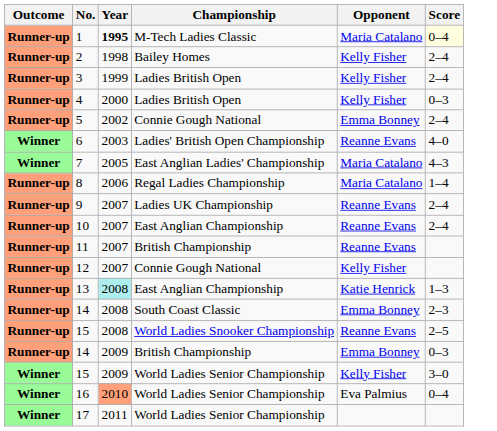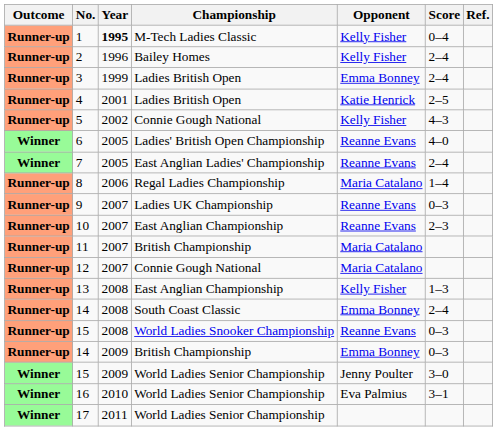+ column: (478, 15)
(381, 36) Maria Catalano -> (373, 36) Kelly Fisher
(439, 36) lightyellow background -> (439, 36) no background
(115, 57) 1998 -> (115, 57) 1996
(373, 78) Kelly Fisher -> (380, 78) Emma Bonney
(115, 99) 2000 -> (115, 99) 2001
(373, 99) Kelly Fisher -> (378, 99) Katie Henrick
(439, 99) 0–3 -> (439, 99) 2–5
(380, 120) Emma Bonney -> (373, 120) Kelly Fisher
(439, 120) 2–4 -> (439, 120) 4–3
(115, 141) 2003 -> (115, 141) 2005
(381, 162) Maria Catalano -> (378, 162) Reanne Evans
(439, 162) 4–3 -> (439, 162) 2–4
(439, 204) 2–4 -> (439, 204) 0–3
(439, 225) 2–4 -> (439, 225) 2–3
(378, 246) Reanne Evans -> (381, 246) Maria Catalano
(373, 267) Kelly Fisher -> (381, 267) Maria Catalano
(115, 288) paleturquoise background -> (115, 288) no background
(378, 288) Katie Henrick -> (373, 288) Kelly Fisher
(439, 309) 2–3 -> (439, 309) 2–4
(439, 330) 2–5 -> (439, 330) 0–3
(373, 373) Kelly Fisher -> (377, 373) Jenny Poulter
(115, 394) lightsalmon background -> (115, 394) no background
(439, 394) 0–4 -> (439, 394) 3–1
